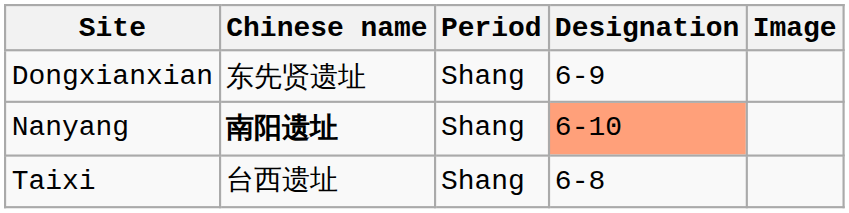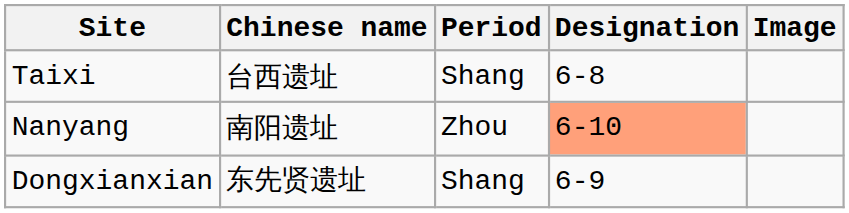rows swapped: (112, 77) <-> (54, 181)
(296, 130) bold -> (296, 130) normal
(483, 129) Shang -> (474, 129) Zhou
